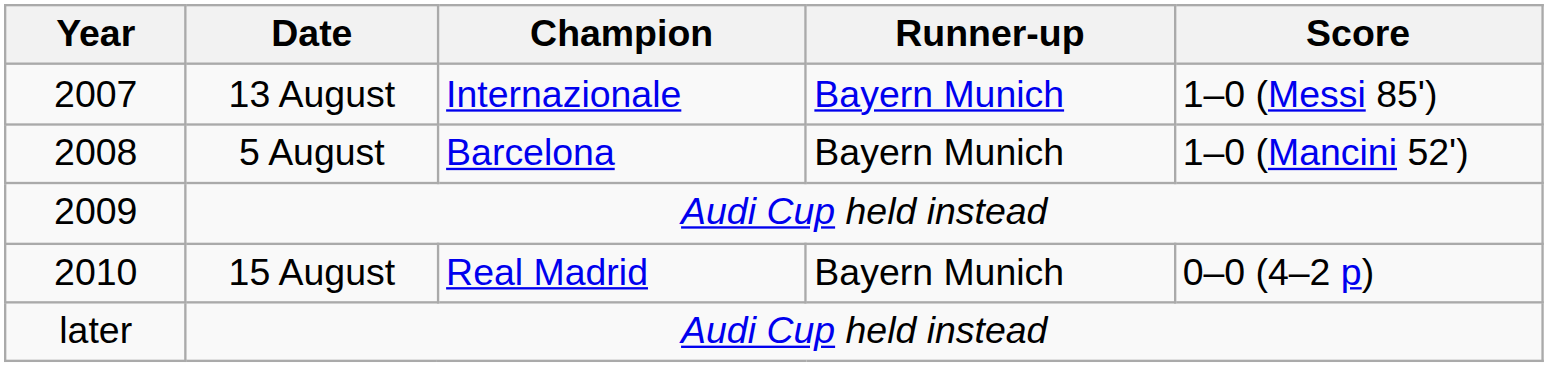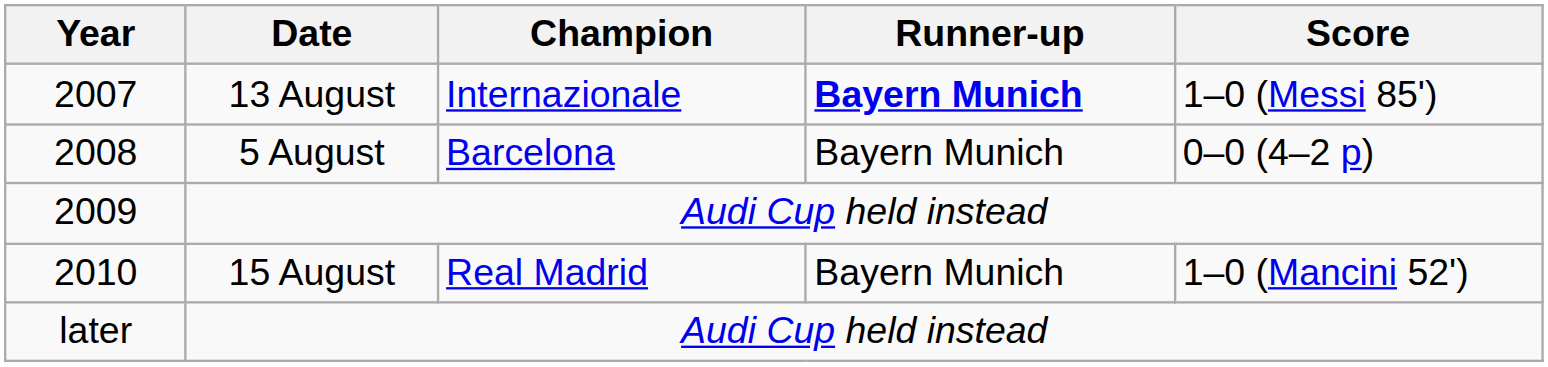(939, 93) normal -> (949, 93) bold
(1326, 152) 1–0 (Mancini 52') -> (1278, 152) 0–0 (4–2 p)
(1278, 271) 0–0 (4–2 p) -> (1326, 271) 1–0 (Mancini 52')
